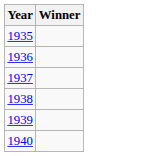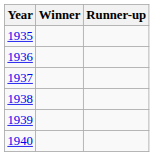+ column: (116, 15)
